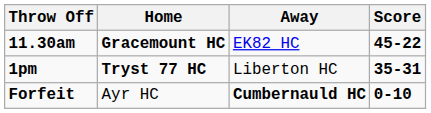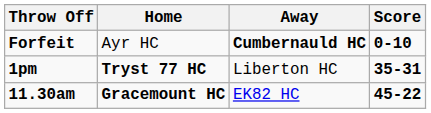rows swapped: (42, 43) <-> (42, 95)
